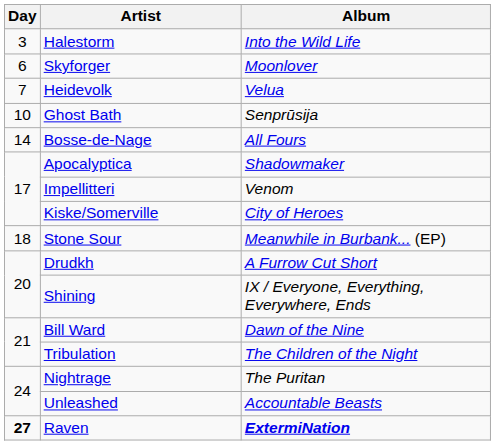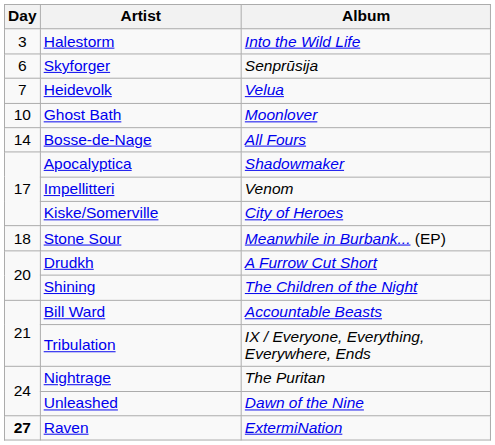(281, 66) Moonlover -> (282, 66) Senprūsija
(282, 115) Senprūsija -> (281, 115) Moonlover
(335, 296) IX / Everyone, Everything, Everywhere, Ends -> (331, 287) The Children of the Night
(304, 329) Dawn of the Nine -> (313, 312) Accountable Beasts
(331, 354) The Children of the Night -> (335, 345) IX / Everyone, Everything, Everywhere, Ends
(313, 403) Accountable Beasts -> (304, 403) Dawn of the Nine
(297, 428) bold -> (294, 428) normal
